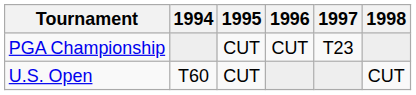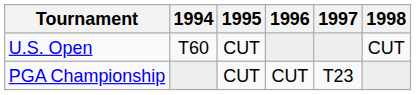rows swapped: (51, 76) <-> (87, 47)
